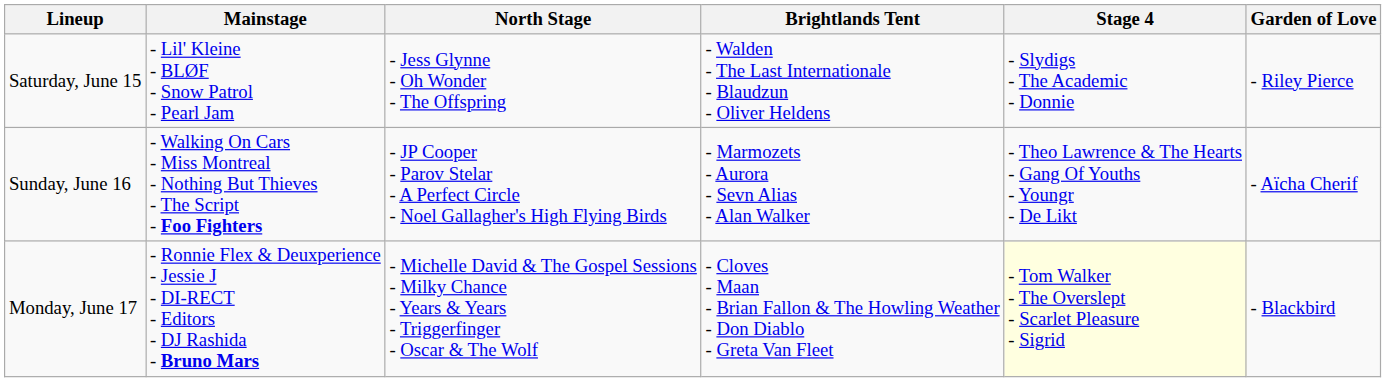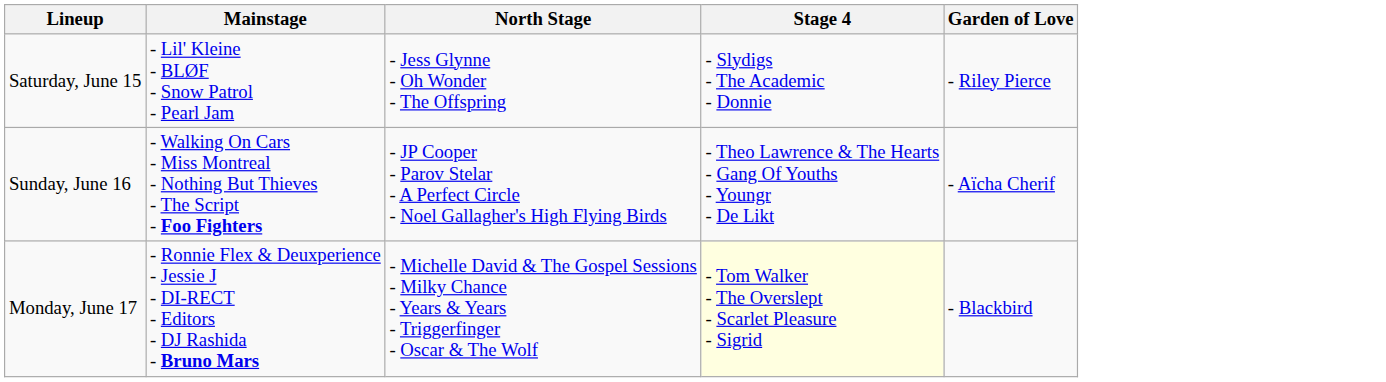- column: (853, 19)
